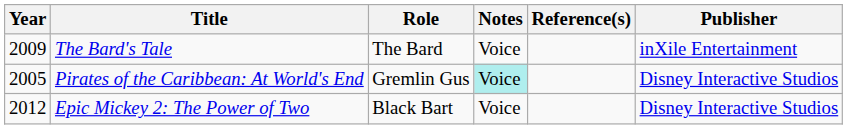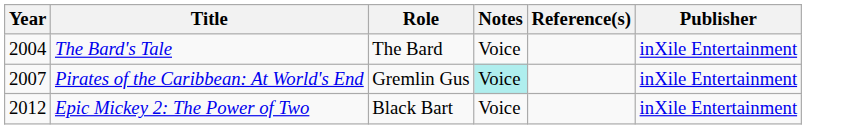(28, 49) 2009 -> (28, 49) 2004
(28, 78) 2005 -> (28, 78) 2007
(739, 78) Disney Interactive Studios -> (718, 78) inXile Entertainment
(739, 108) Disney Interactive Studios -> (718, 108) inXile Entertainment
